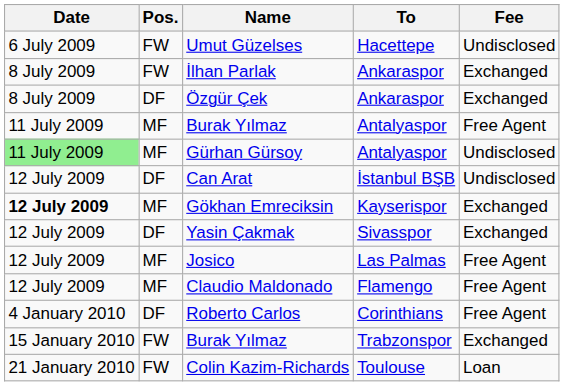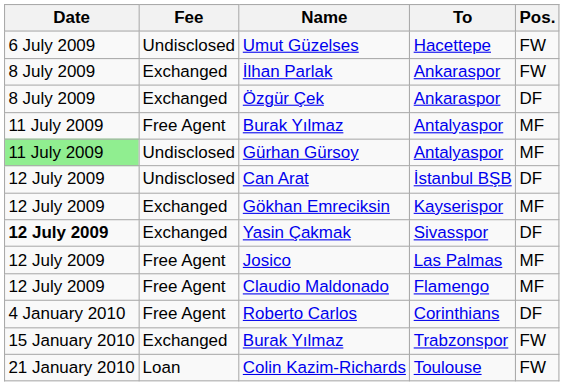columns swapped: (161, 17) <-> (509, 17)
(58, 206) bold -> (57, 206) normal
(57, 233) normal -> (58, 233) bold
